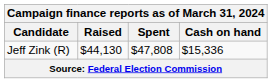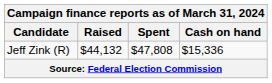(101, 50) $44,130 -> (101, 50) $44,132
